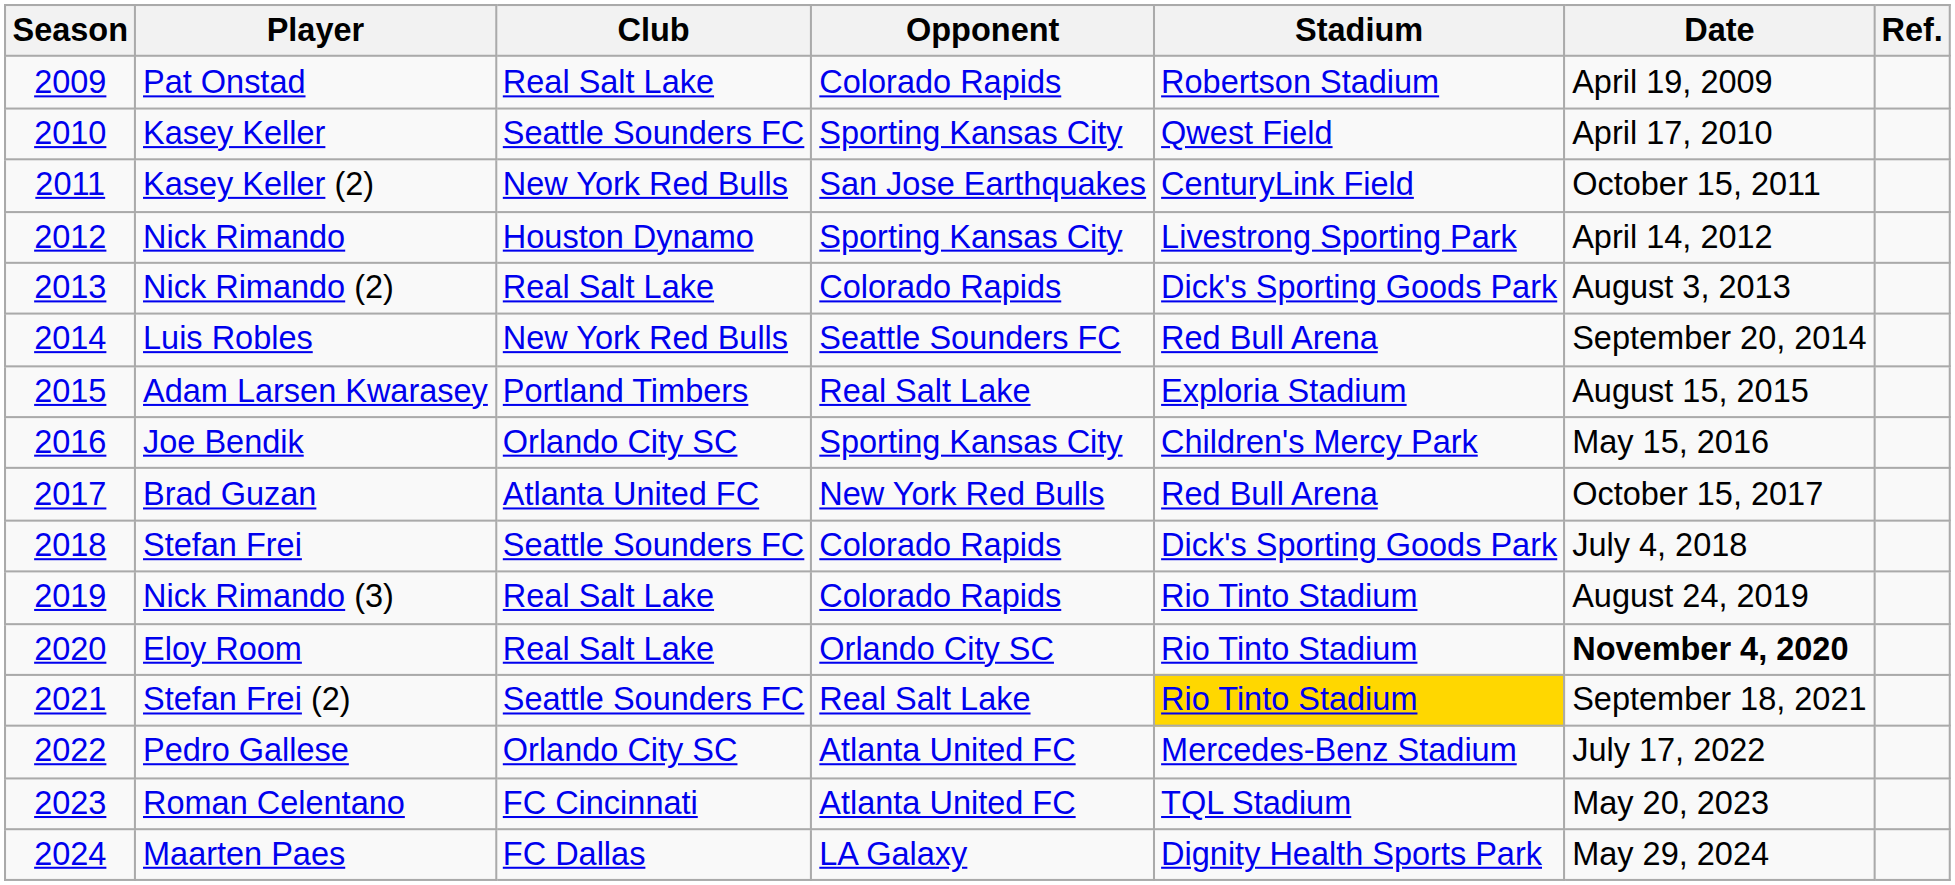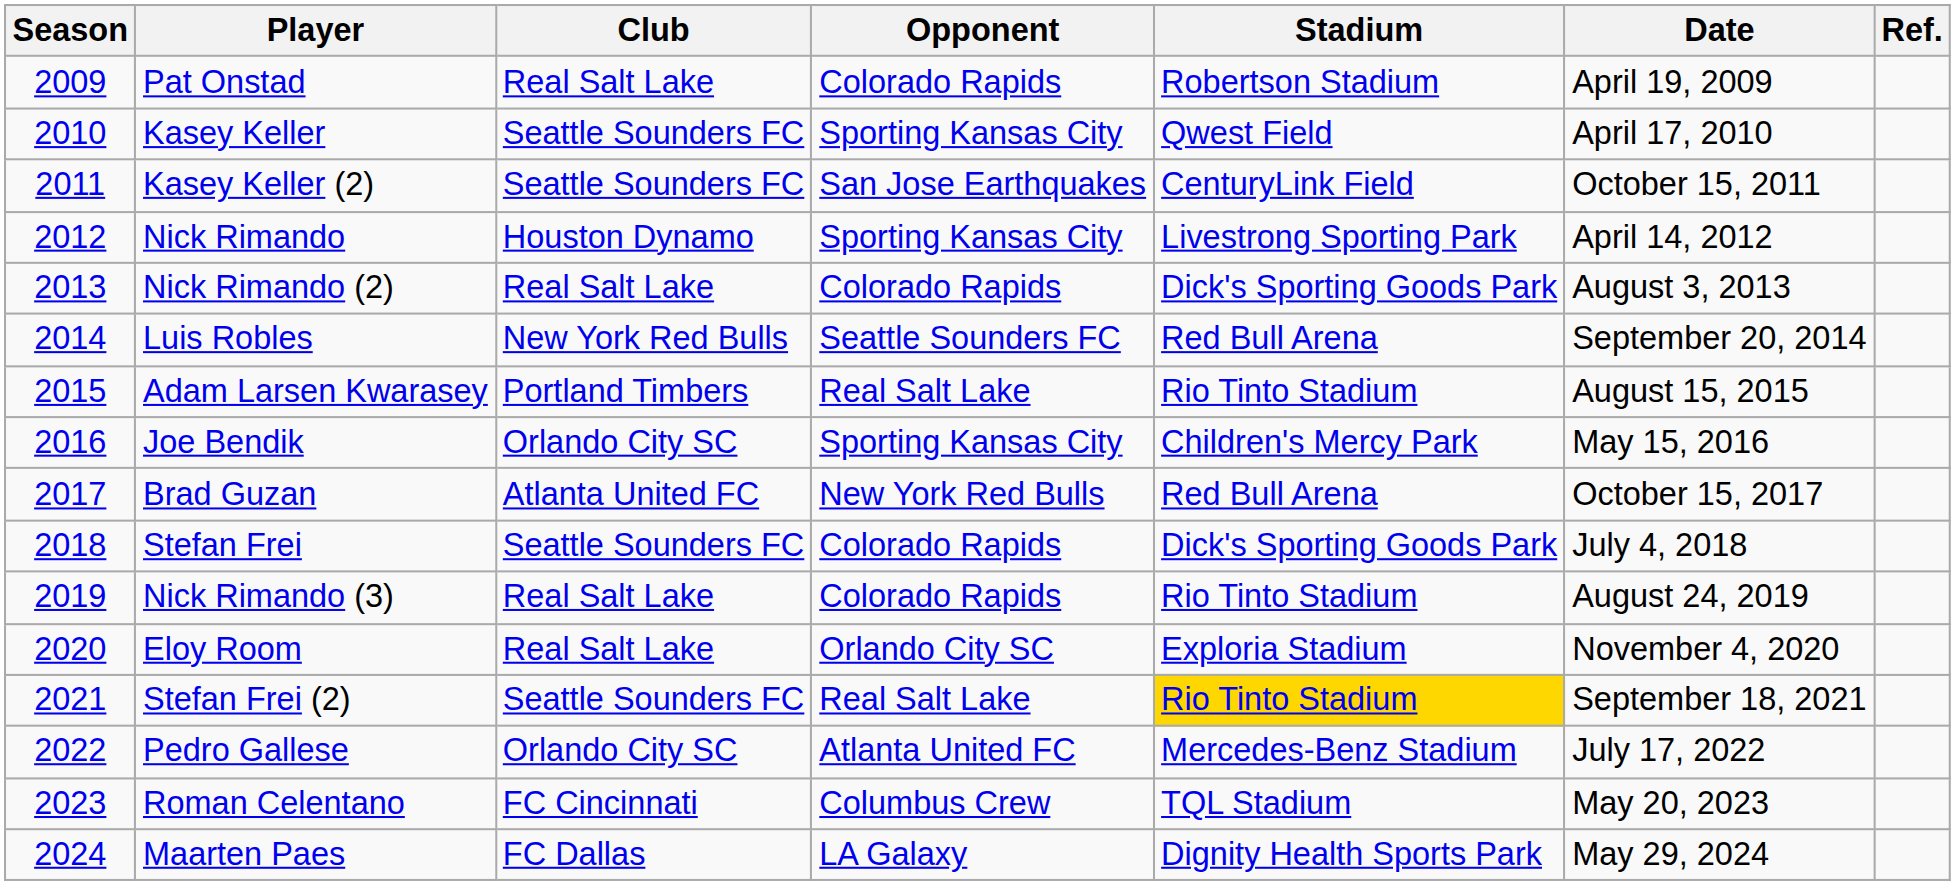(645, 184) New York Red Bulls -> (654, 184) Seattle Sounders FC
(1284, 390) Exploria Stadium -> (1289, 390) Rio Tinto Stadium
(1289, 648) Rio Tinto Stadium -> (1284, 648) Exploria Stadium
(1710, 648) bold -> (1706, 648) normal
(947, 802) Atlanta United FC -> (935, 802) Columbus Crew
